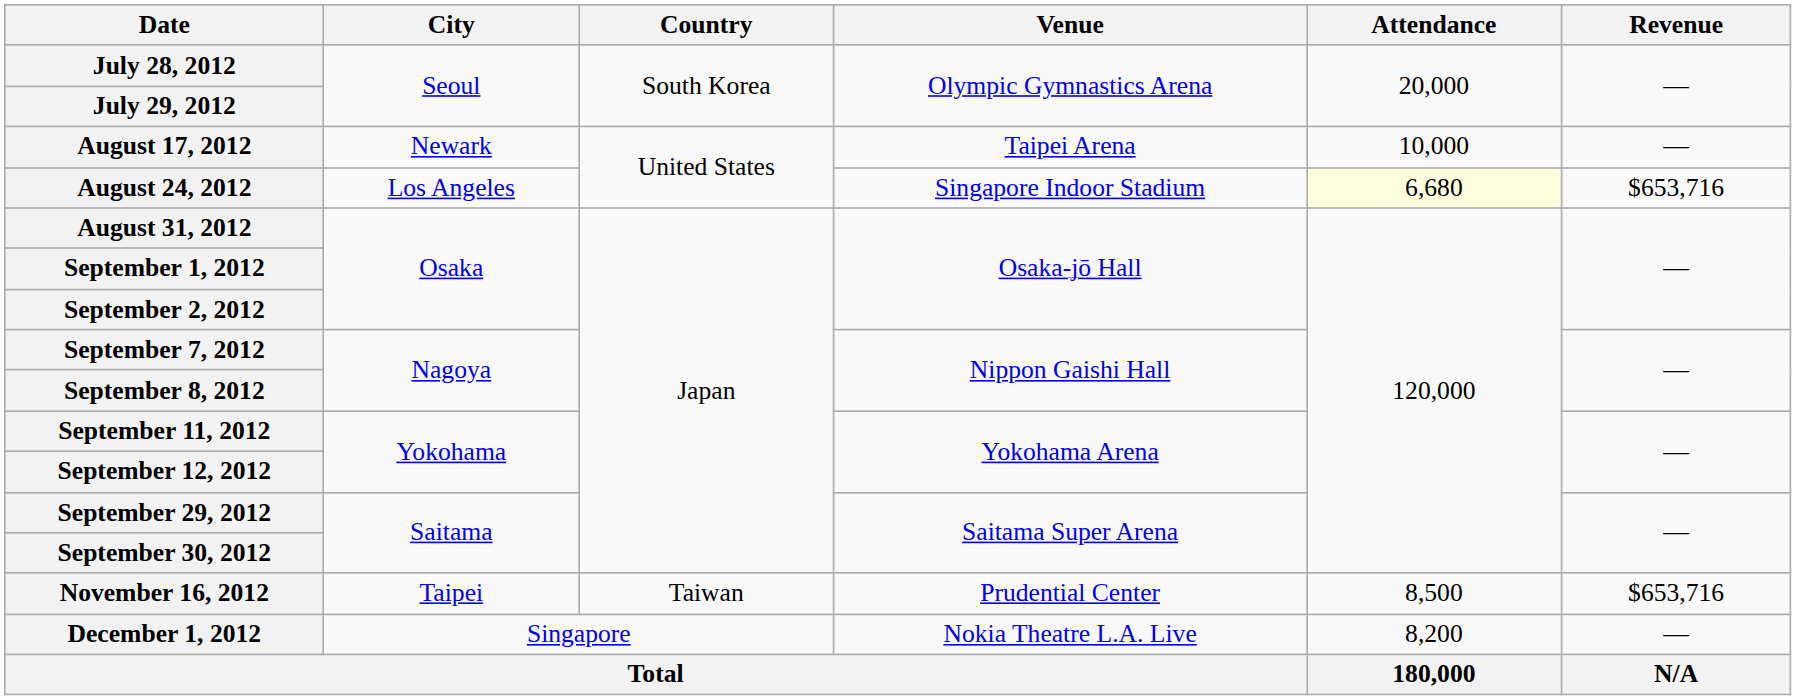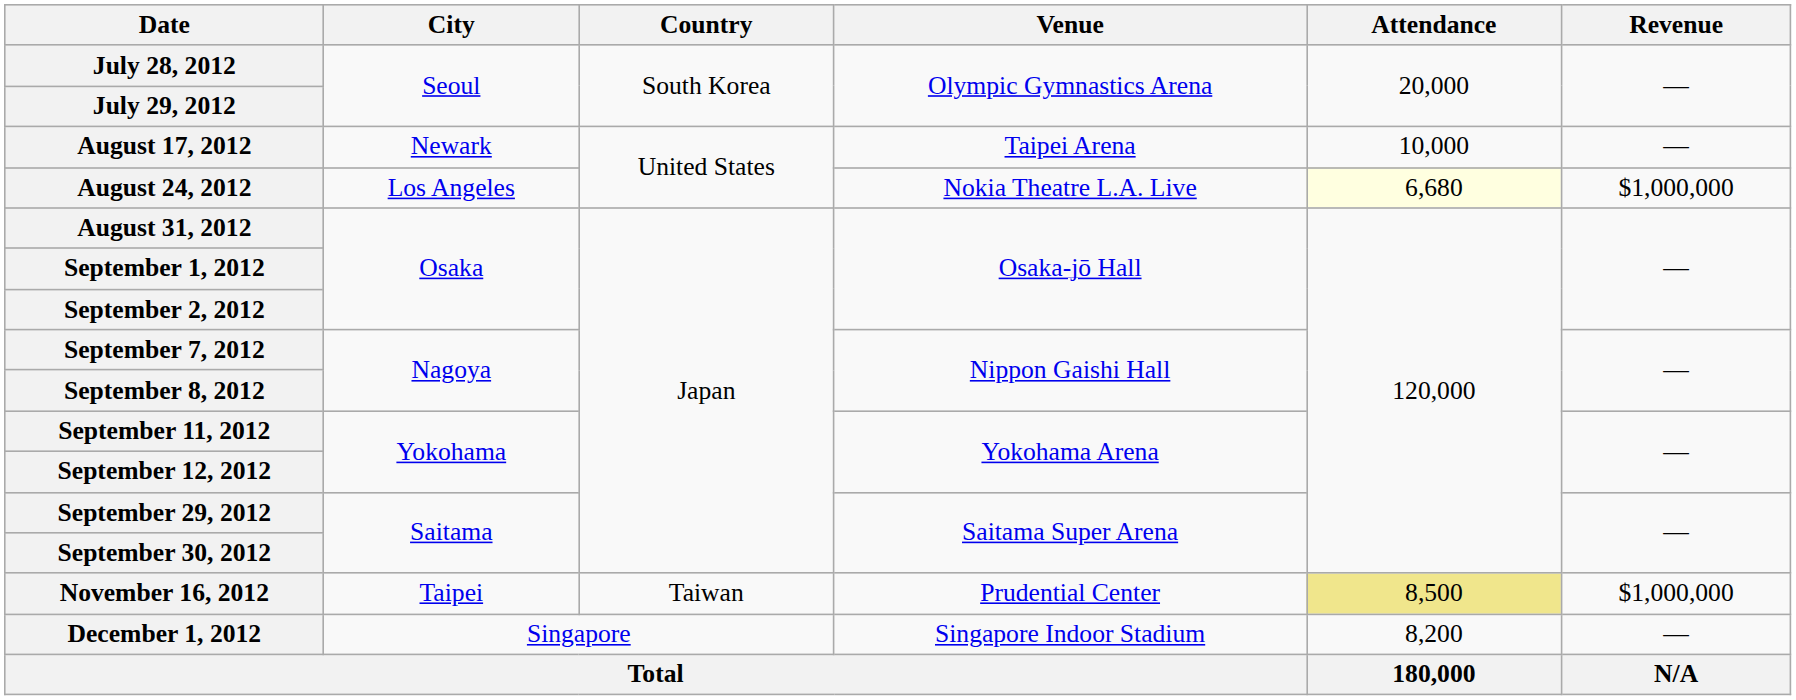(1070, 187) Singapore Indoor Stadium -> (1070, 187) Nokia Theatre L.A. Live
(1676, 187) $653,716 -> (1676, 187) $1,000,000
(1434, 593) no background -> (1434, 593) khaki background
(1676, 593) $653,716 -> (1676, 593) $1,000,000
(1070, 633) Nokia Theatre L.A. Live -> (1070, 633) Singapore Indoor Stadium
